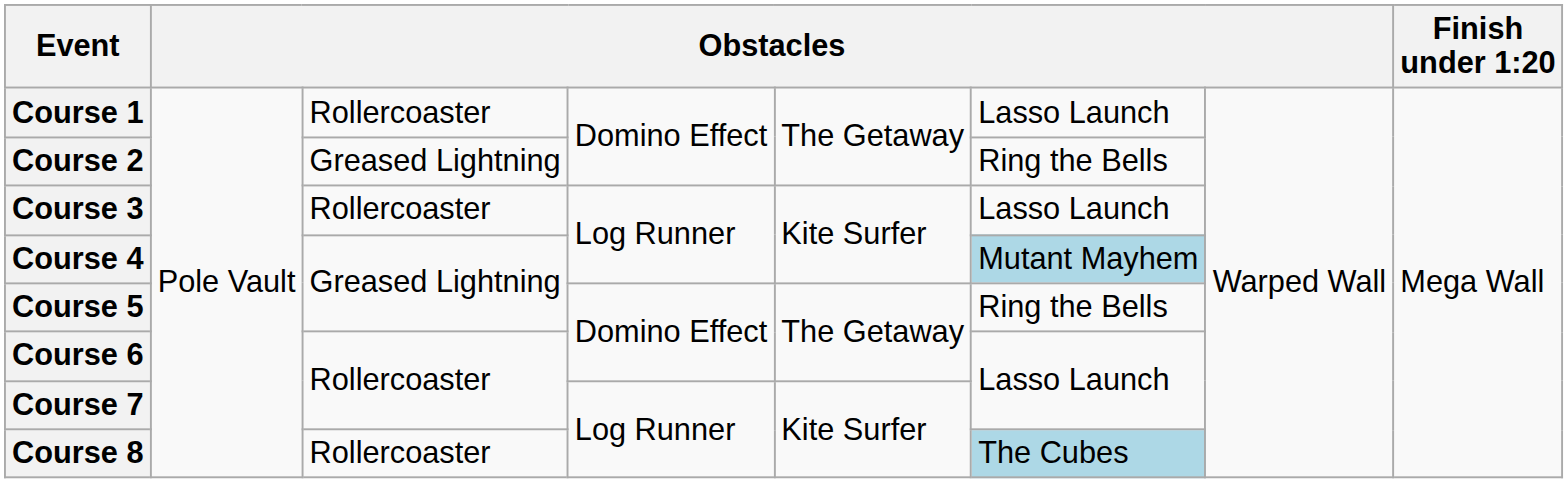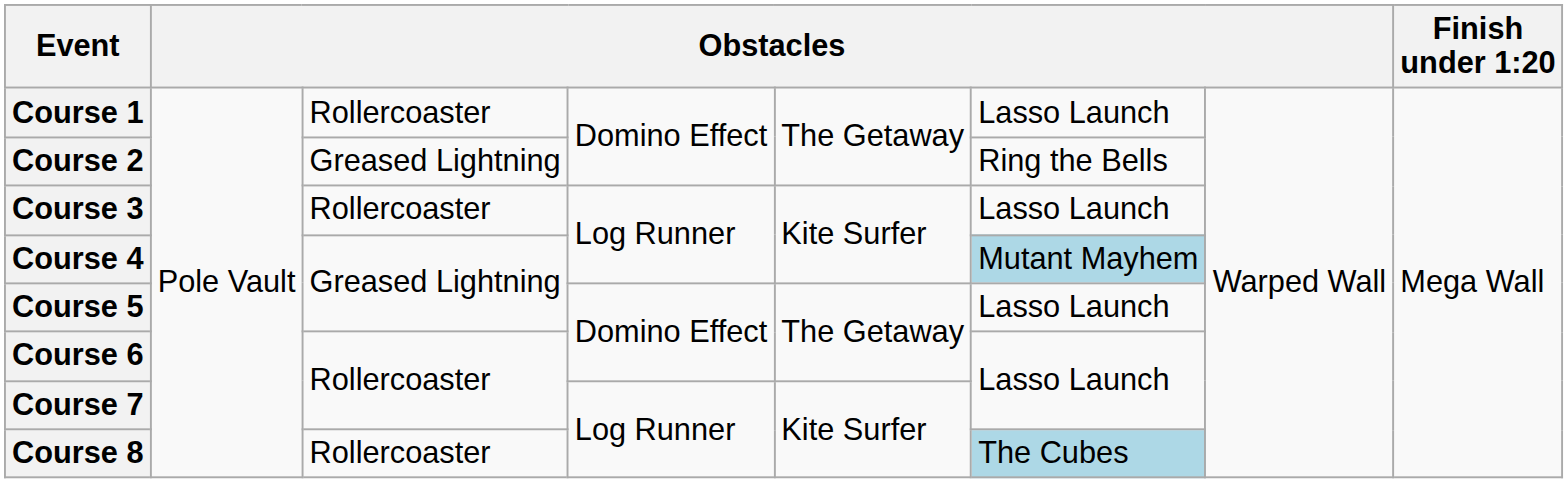(1073, 307) Ring the Bells -> (1074, 307) Lasso Launch
